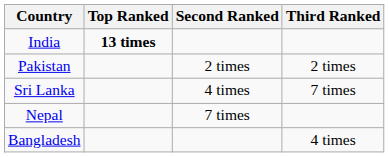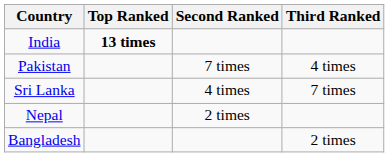(227, 66) 2 times -> (227, 66) 7 times
(333, 66) 2 times -> (333, 66) 4 times
(227, 115) 7 times -> (227, 115) 2 times
(333, 139) 4 times -> (333, 139) 2 times
